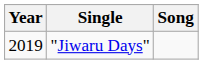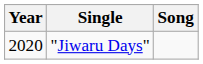(26, 45) 2019 -> (26, 45) 2020
